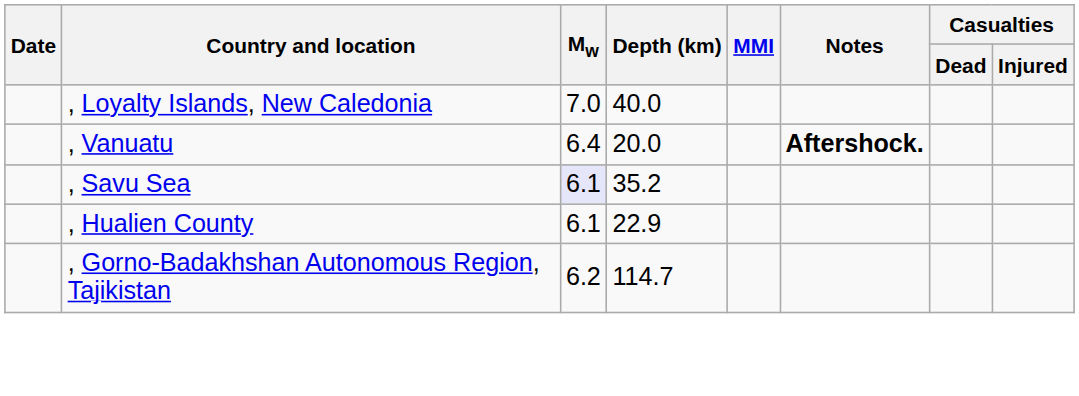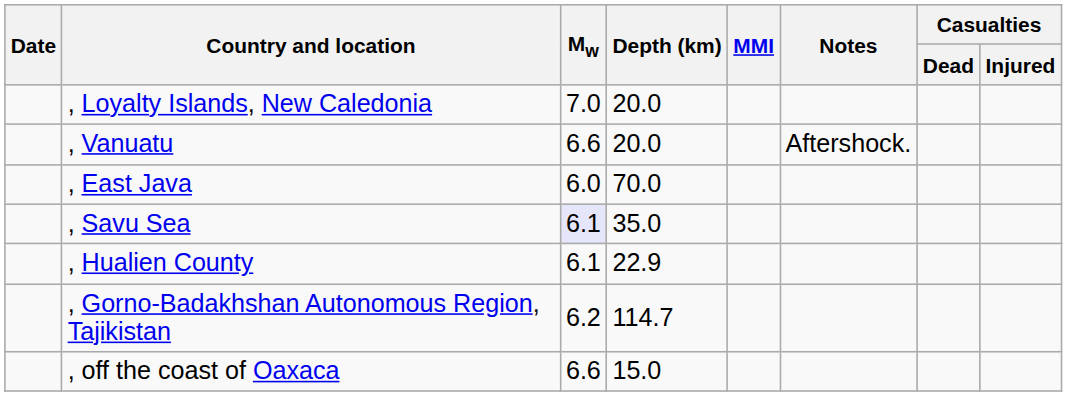(637, 104) 40.0 -> (637, 104) 20.0
(583, 143) 6.4 -> (583, 143) 6.6
(855, 143) bold -> (848, 143) normal
+ row: (130, 183)
(637, 183) 35.2 -> (637, 223) 35.0
+ row: (204, 371)
